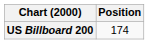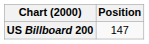(120, 30) 174 -> (120, 30) 147
